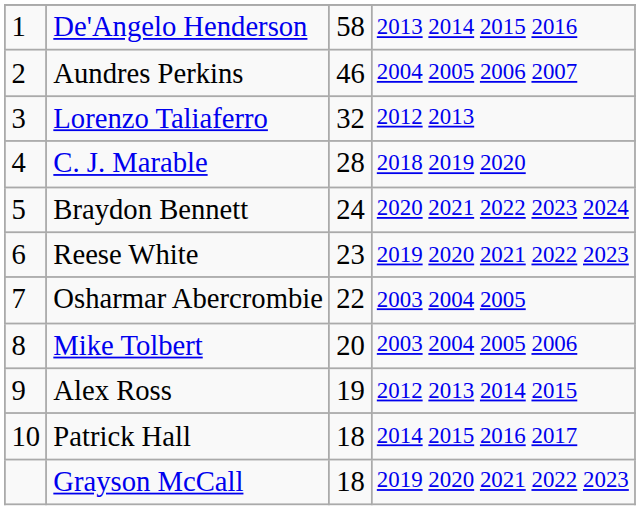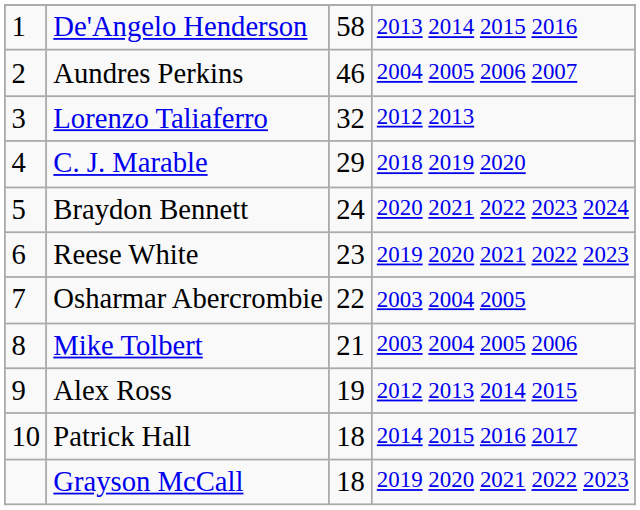(350, 163) 28 -> (350, 163) 29
(350, 345) 20 -> (350, 345) 21
